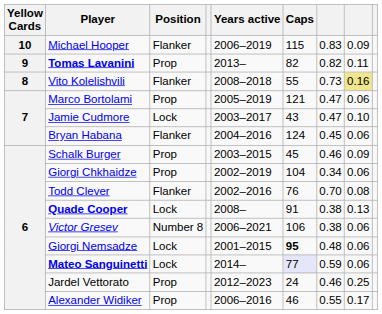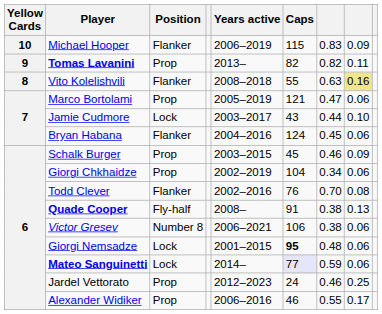(331, 81) 0.73 -> (331, 81) 0.63
(331, 117) 0.47 -> (331, 117) 0.44
(165, 209) Lock -> (172, 209) Fly-half
